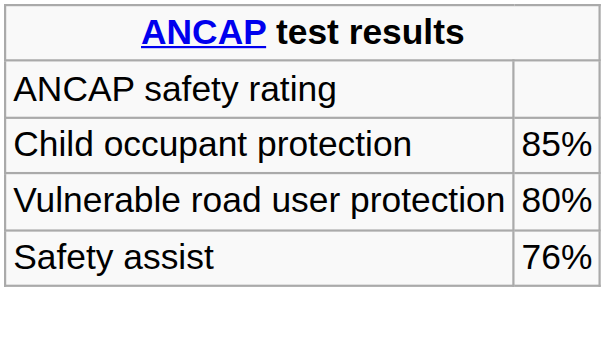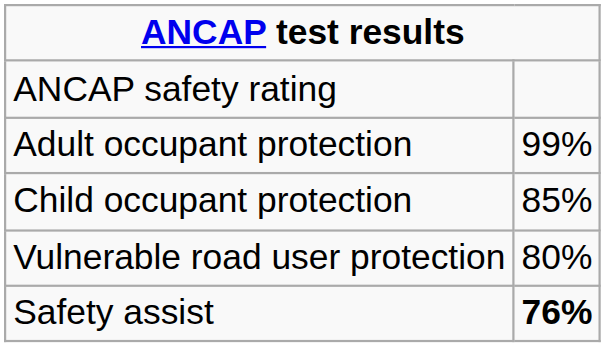+ row: (213, 144)
(557, 256) normal -> (557, 312) bold
